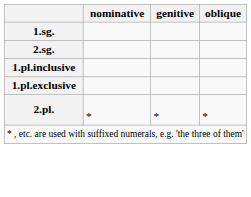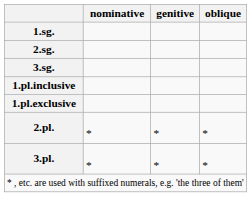+ row: (44, 67)
+ row: (44, 158)
